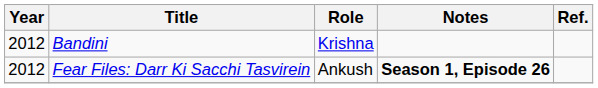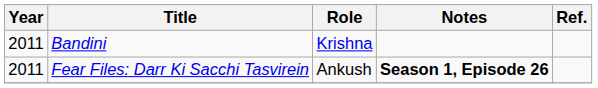(27, 43) 2012 -> (26, 43) 2011
(27, 69) 2012 -> (26, 69) 2011
